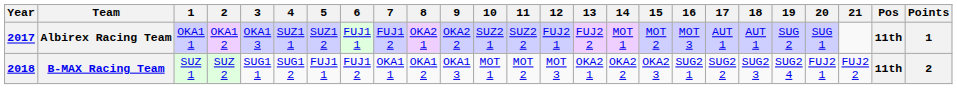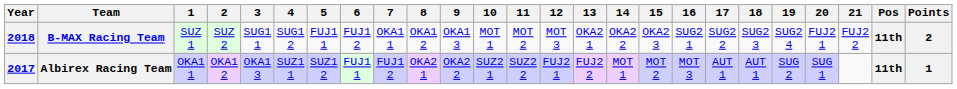rows swapped: (106, 38) <-> (106, 69)
